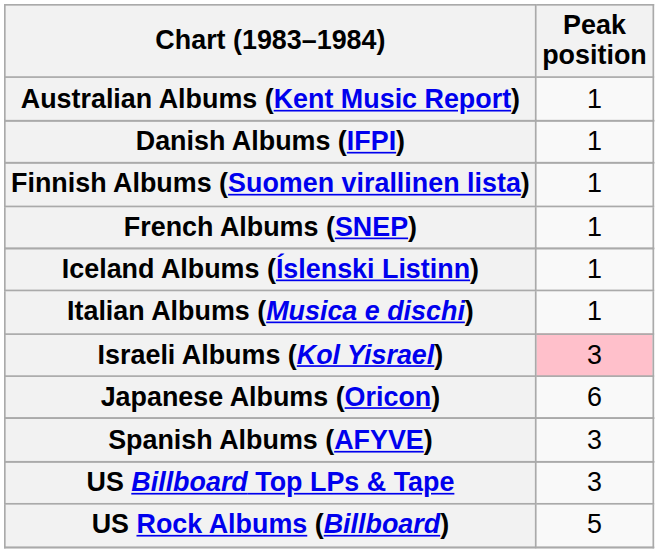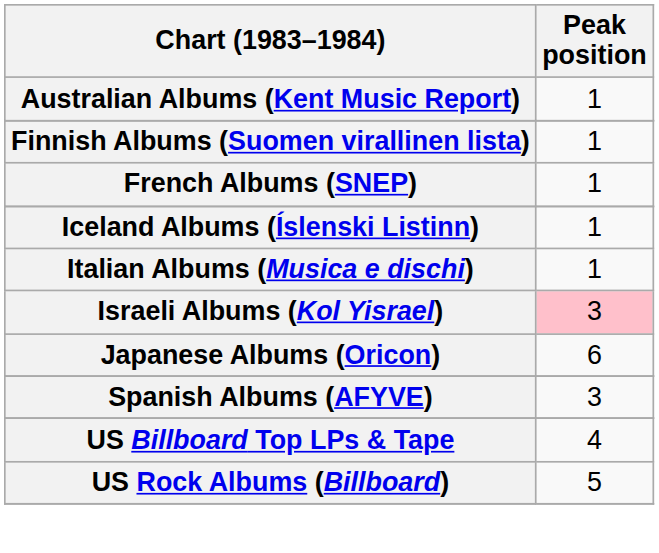- row: (270, 141)
(594, 482) 3 -> (594, 439) 4
